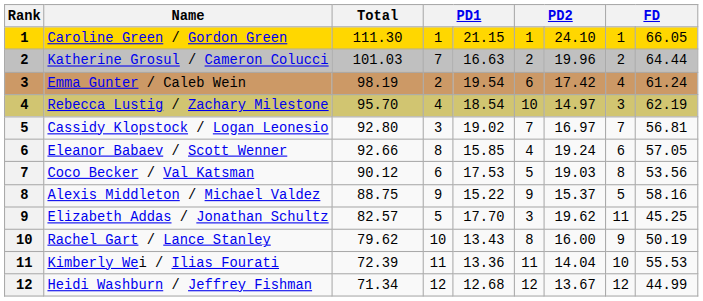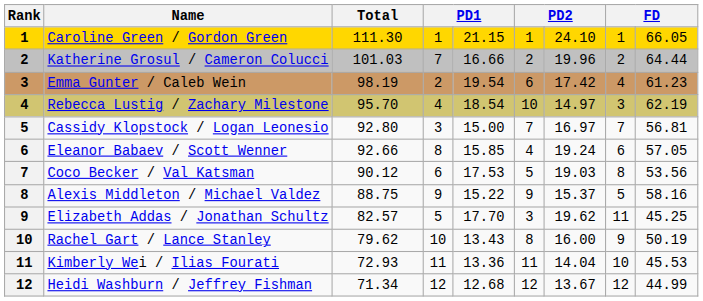(484, 61) 16.63 -> (484, 61) 16.66
(667, 83) 61.24 -> (667, 83) 61.23
(484, 128) 19.02 -> (484, 128) 15.00
(378, 263) 72.39 -> (378, 263) 72.93
(667, 263) 55.53 -> (667, 263) 45.53
